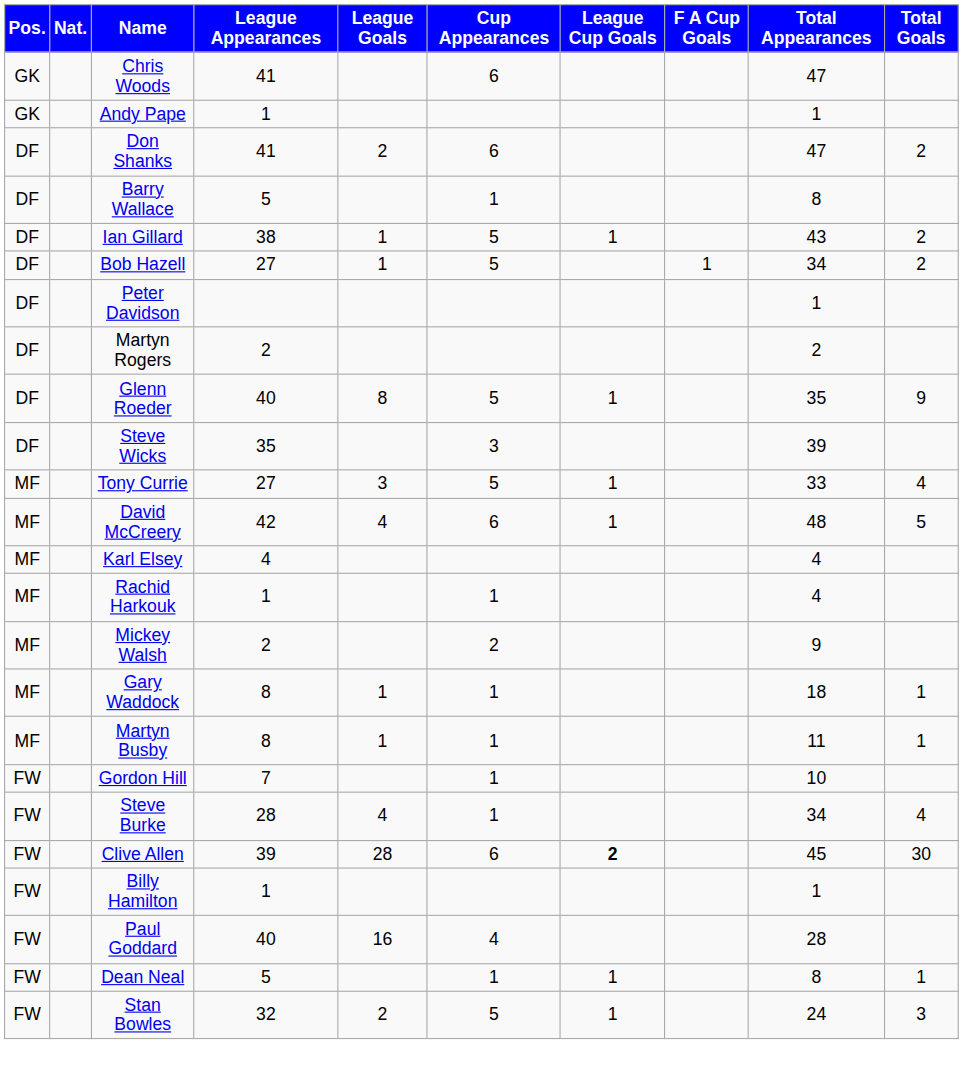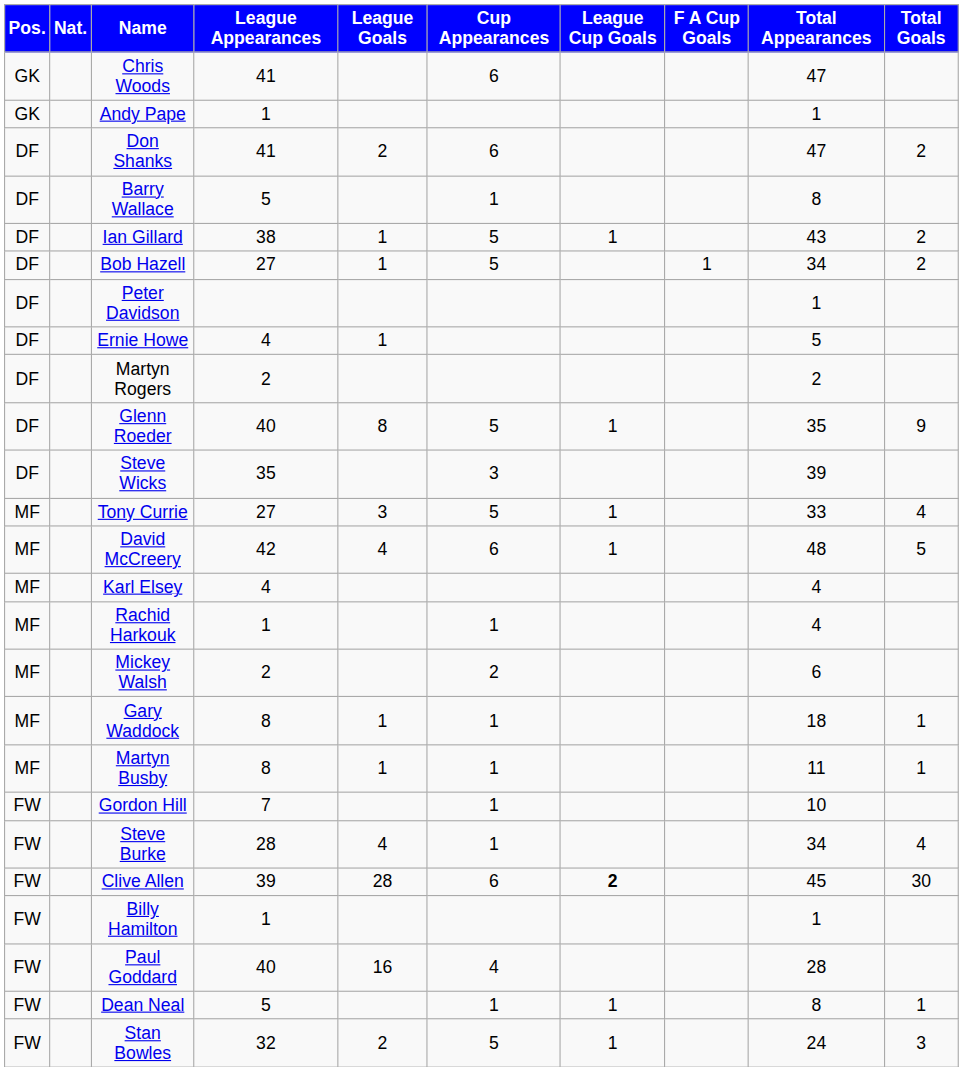+ row: (143, 340)
(816, 645) 9 -> (816, 672) 6
